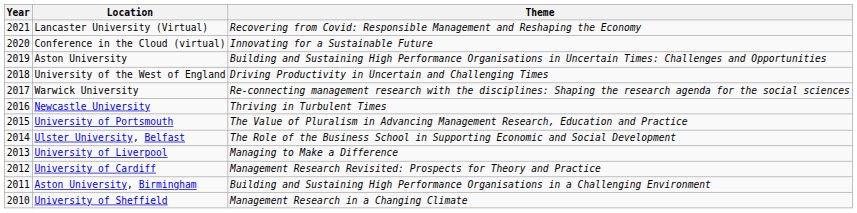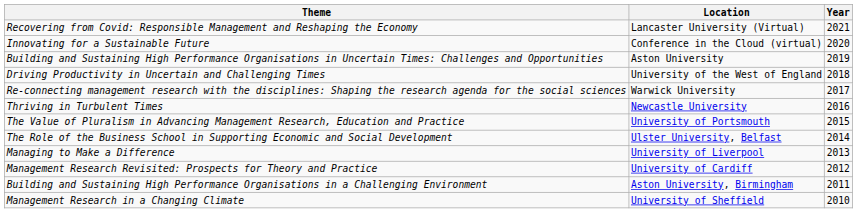columns swapped: (18, 12) <-> (540, 12)
